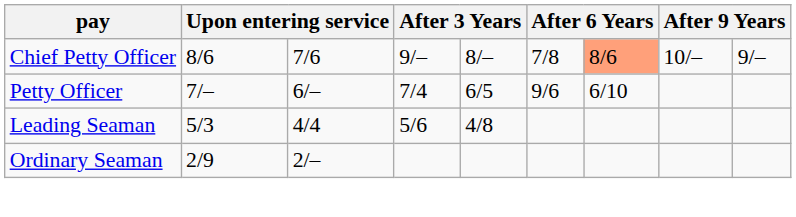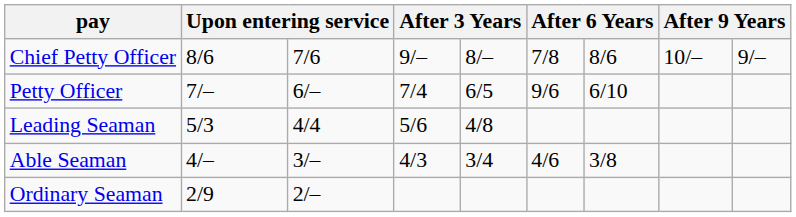(603, 56) lightsalmon background -> (603, 56) no background
+ row: (68, 159)
